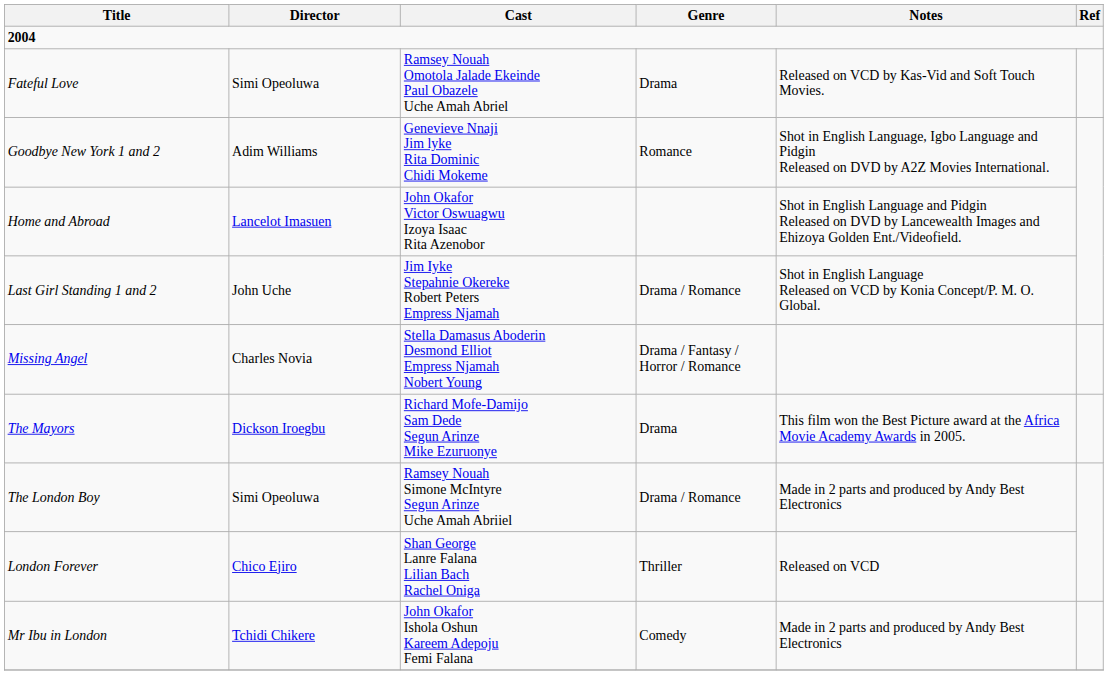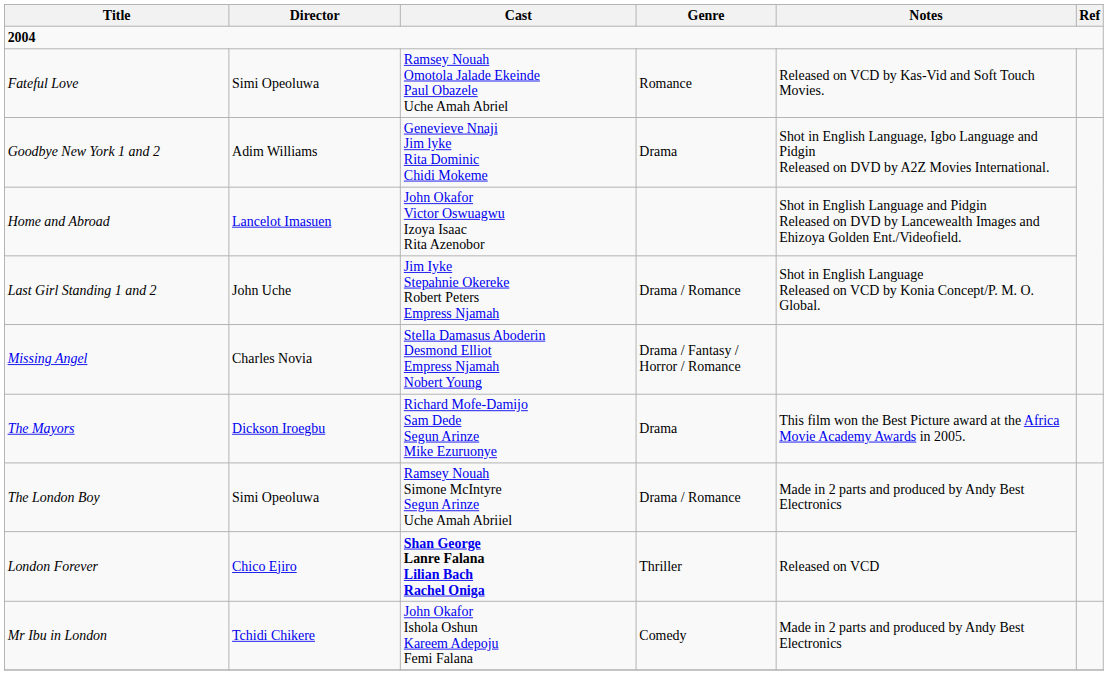(658, 83) Drama -> (666, 83) Romance
(666, 152) Romance -> (658, 152) Drama
(442, 566) normal -> (444, 566) bold
